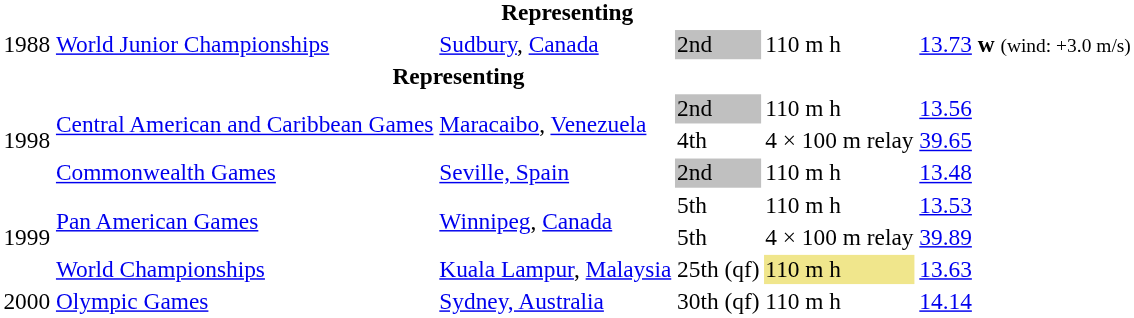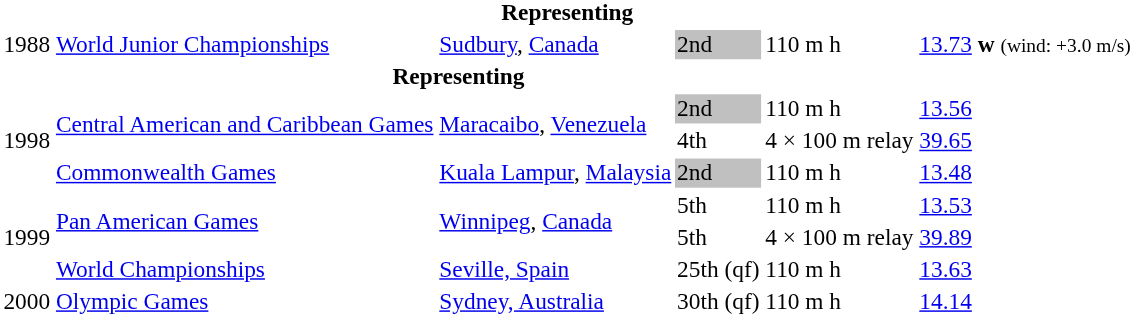(504, 172) Seville, Spain -> (555, 172) Kuala Lampur, Malaysia
(555, 269) Kuala Lampur, Malaysia -> (504, 269) Seville, Spain
(803, 269) khaki background -> (803, 269) no background
